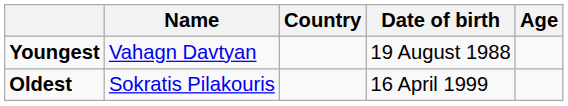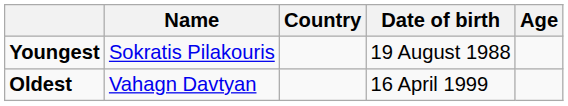(183, 52) Vahagn Davtyan -> (192, 52) Sokratis Pilakouris
(192, 84) Sokratis Pilakouris -> (183, 84) Vahagn Davtyan
